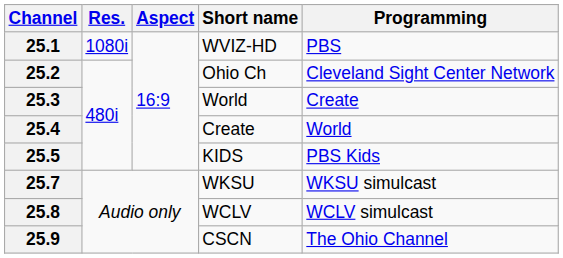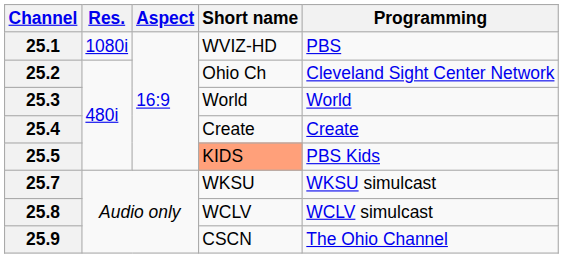(332, 101) Create -> (329, 101) World
(329, 128) World -> (332, 128) Create
(223, 156) no background -> (223, 156) lightsalmon background
